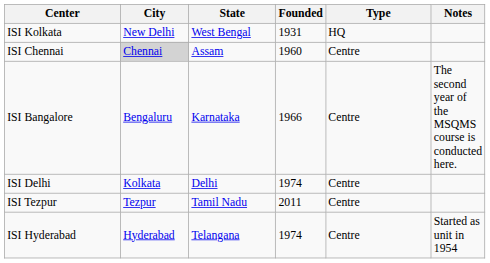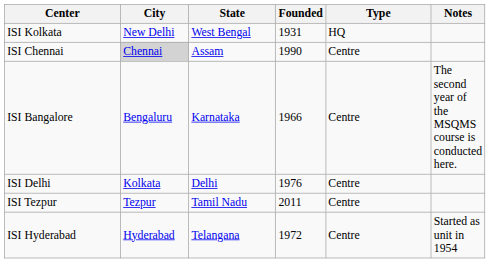(290, 51) 1960 -> (290, 51) 1990
(290, 183) 1974 -> (290, 183) 1976
(290, 234) 1974 -> (290, 234) 1972
